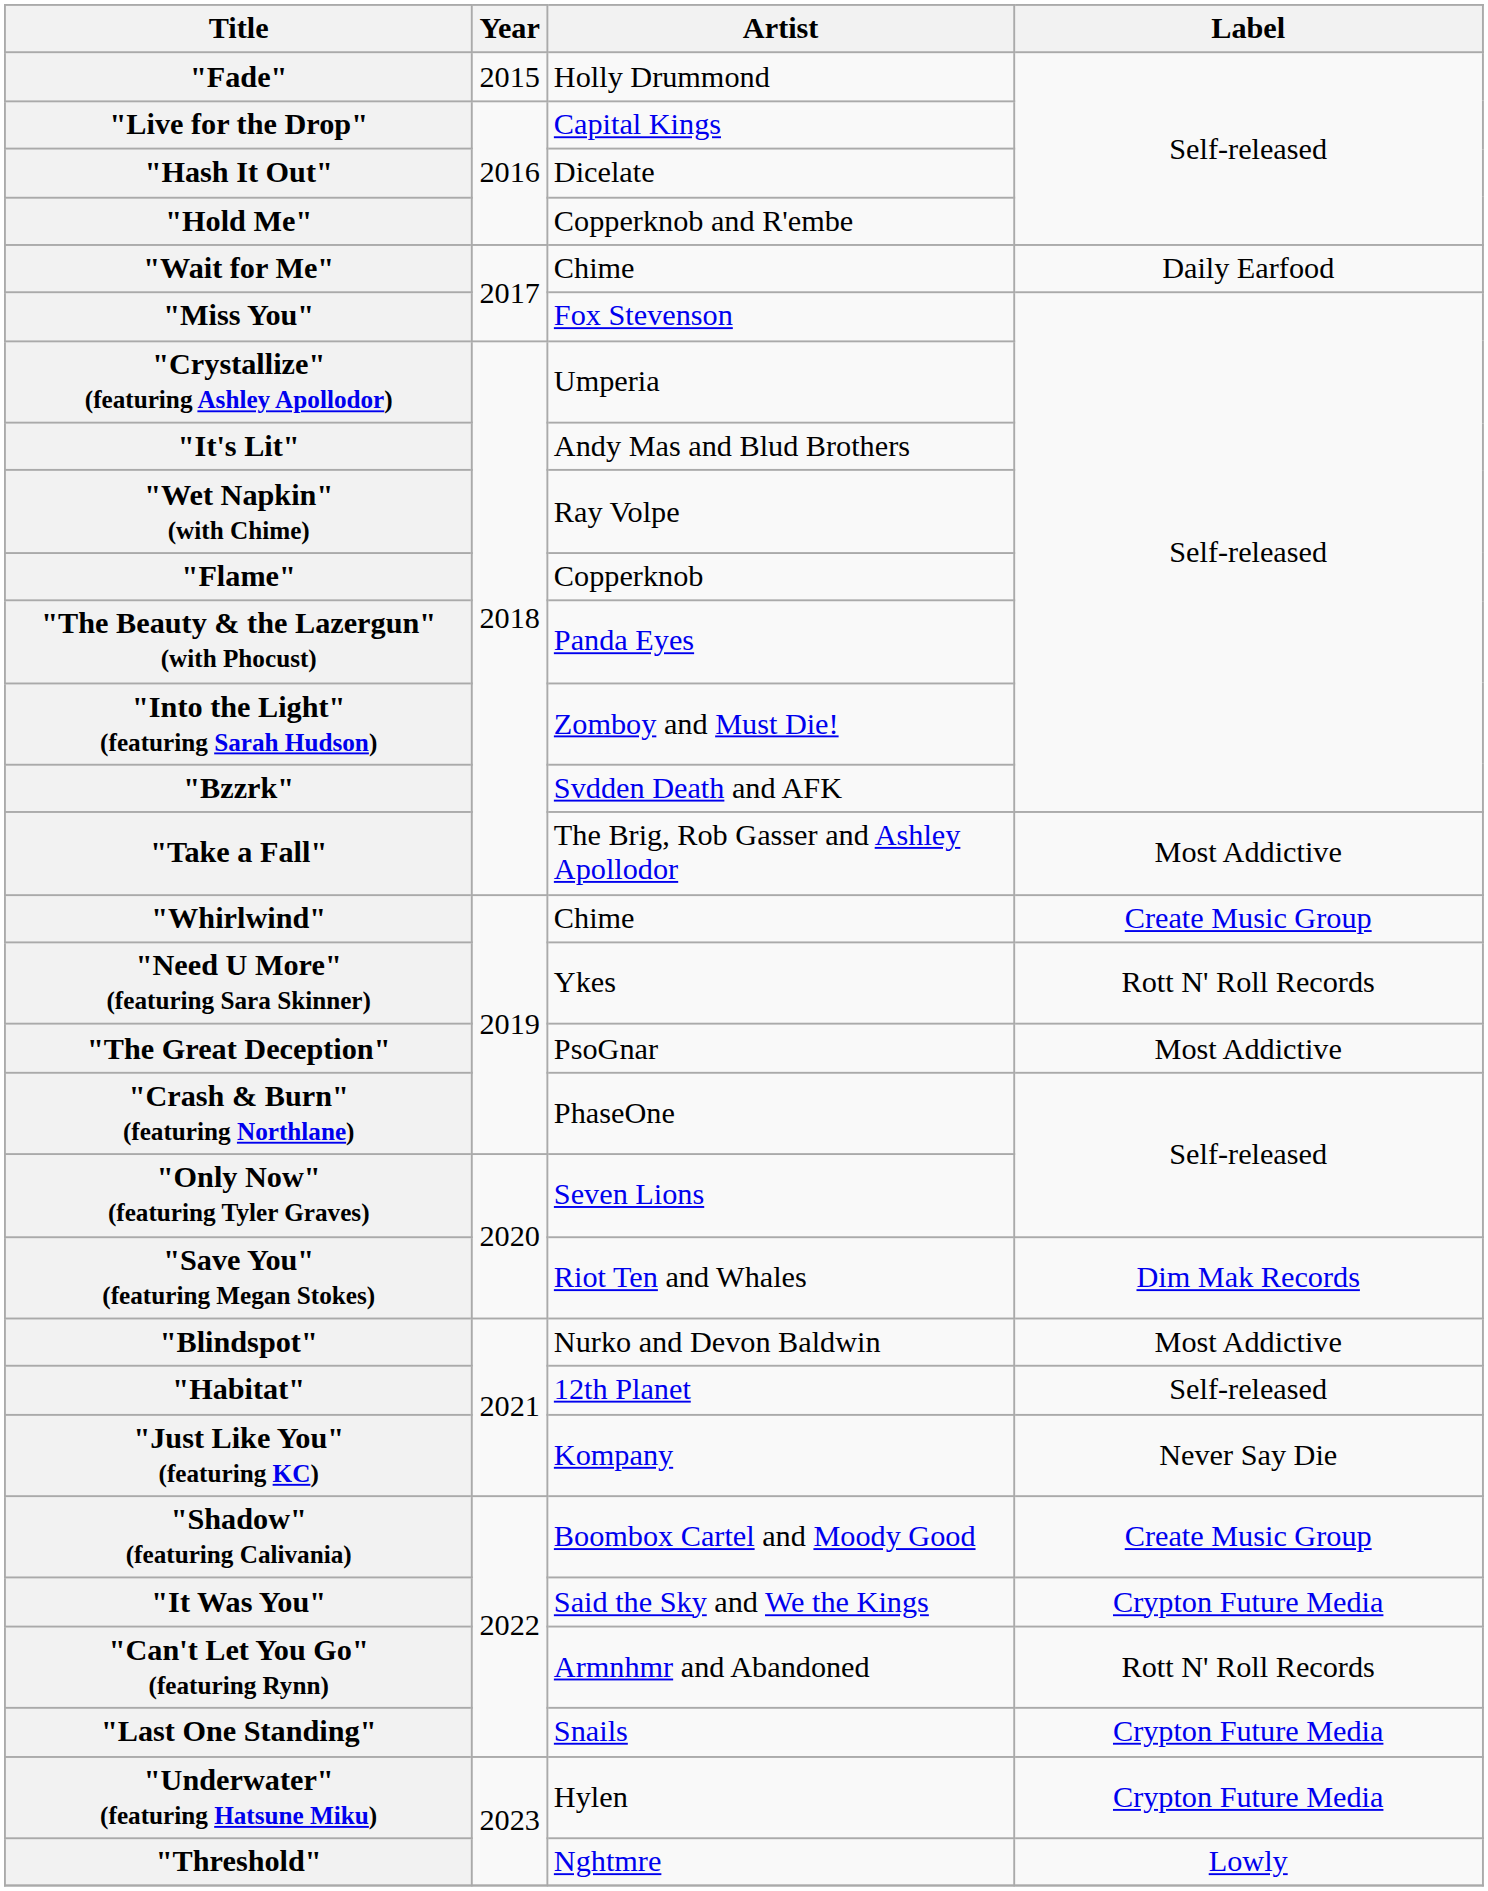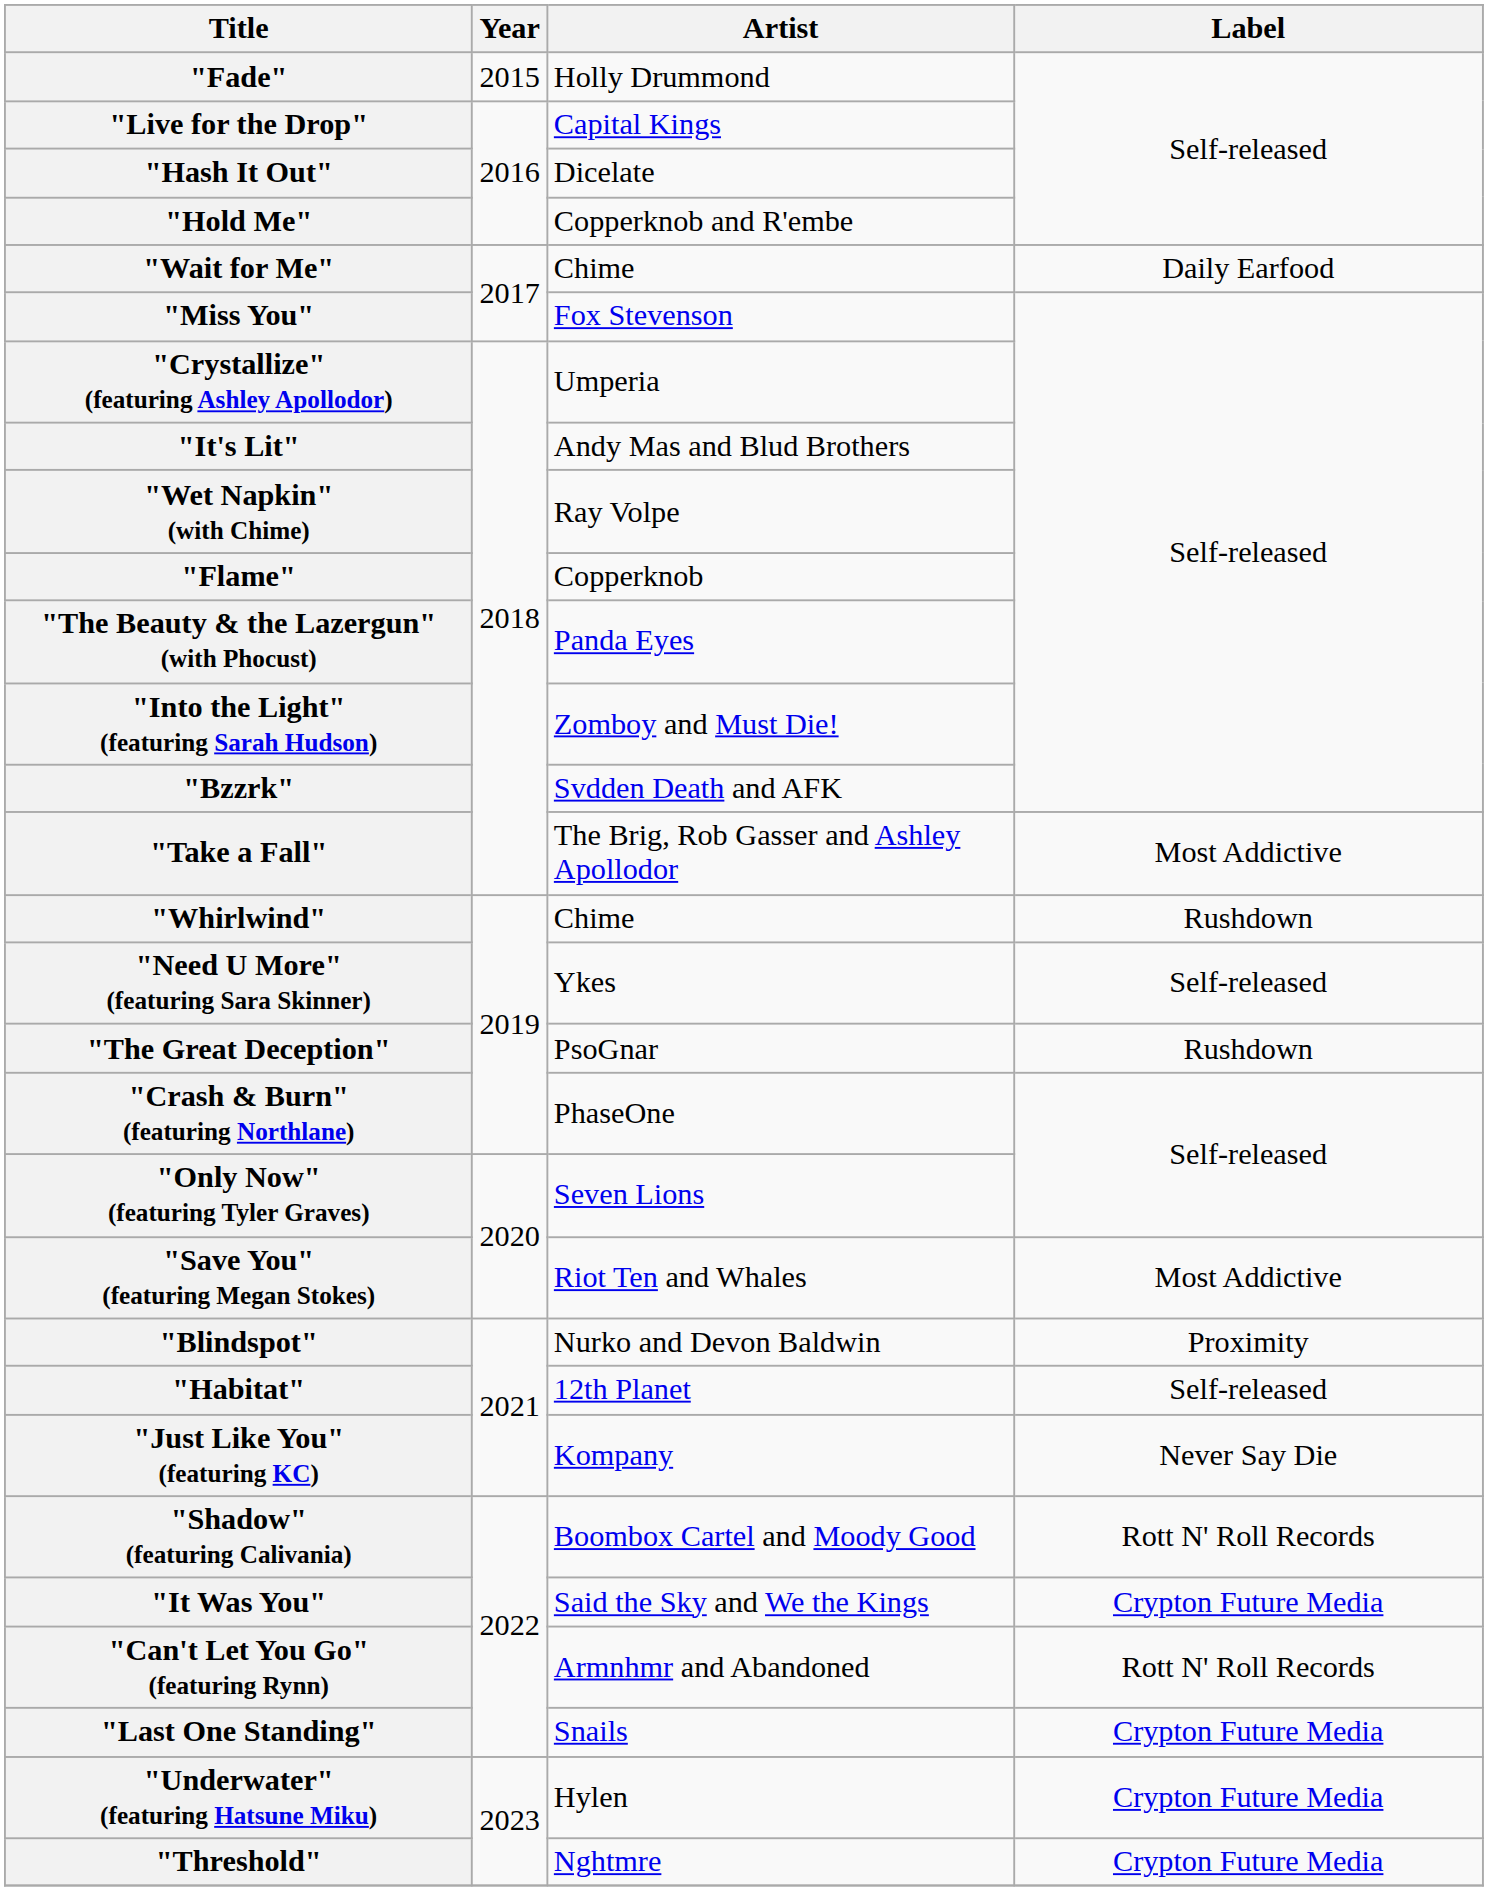(1248, 917) Create Music Group -> (1248, 917) Rushdown
(1248, 982) Rott N' Roll Records -> (1248, 982) Self-released
(1248, 1047) Most Addictive -> (1248, 1047) Rushdown
(1248, 1276) Dim Mak Records -> (1248, 1276) Most Addictive
(1248, 1341) Most Addictive -> (1248, 1341) Proximity
(1248, 1536) Create Music Group -> (1248, 1536) Rott N' Roll Records
(1248, 1861) Lowly -> (1248, 1861) Crypton Future Media
